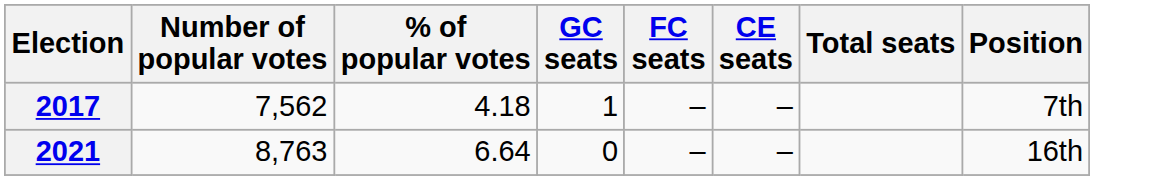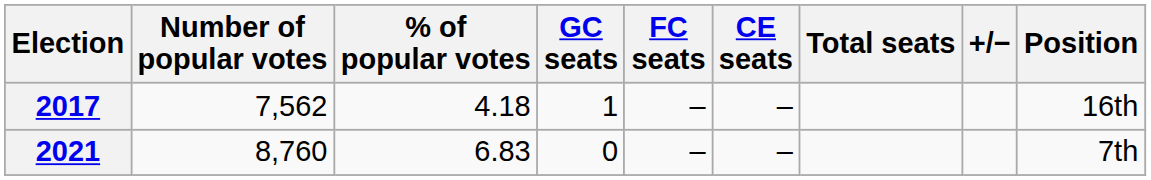+ column: (990, 43)
(1063, 105) 7th -> (1110, 105) 16th
(291, 151) 8,763 -> (291, 151) 8,760
(502, 151) 6.64 -> (502, 151) 6.83
(1055, 151) 16th -> (1118, 151) 7th
